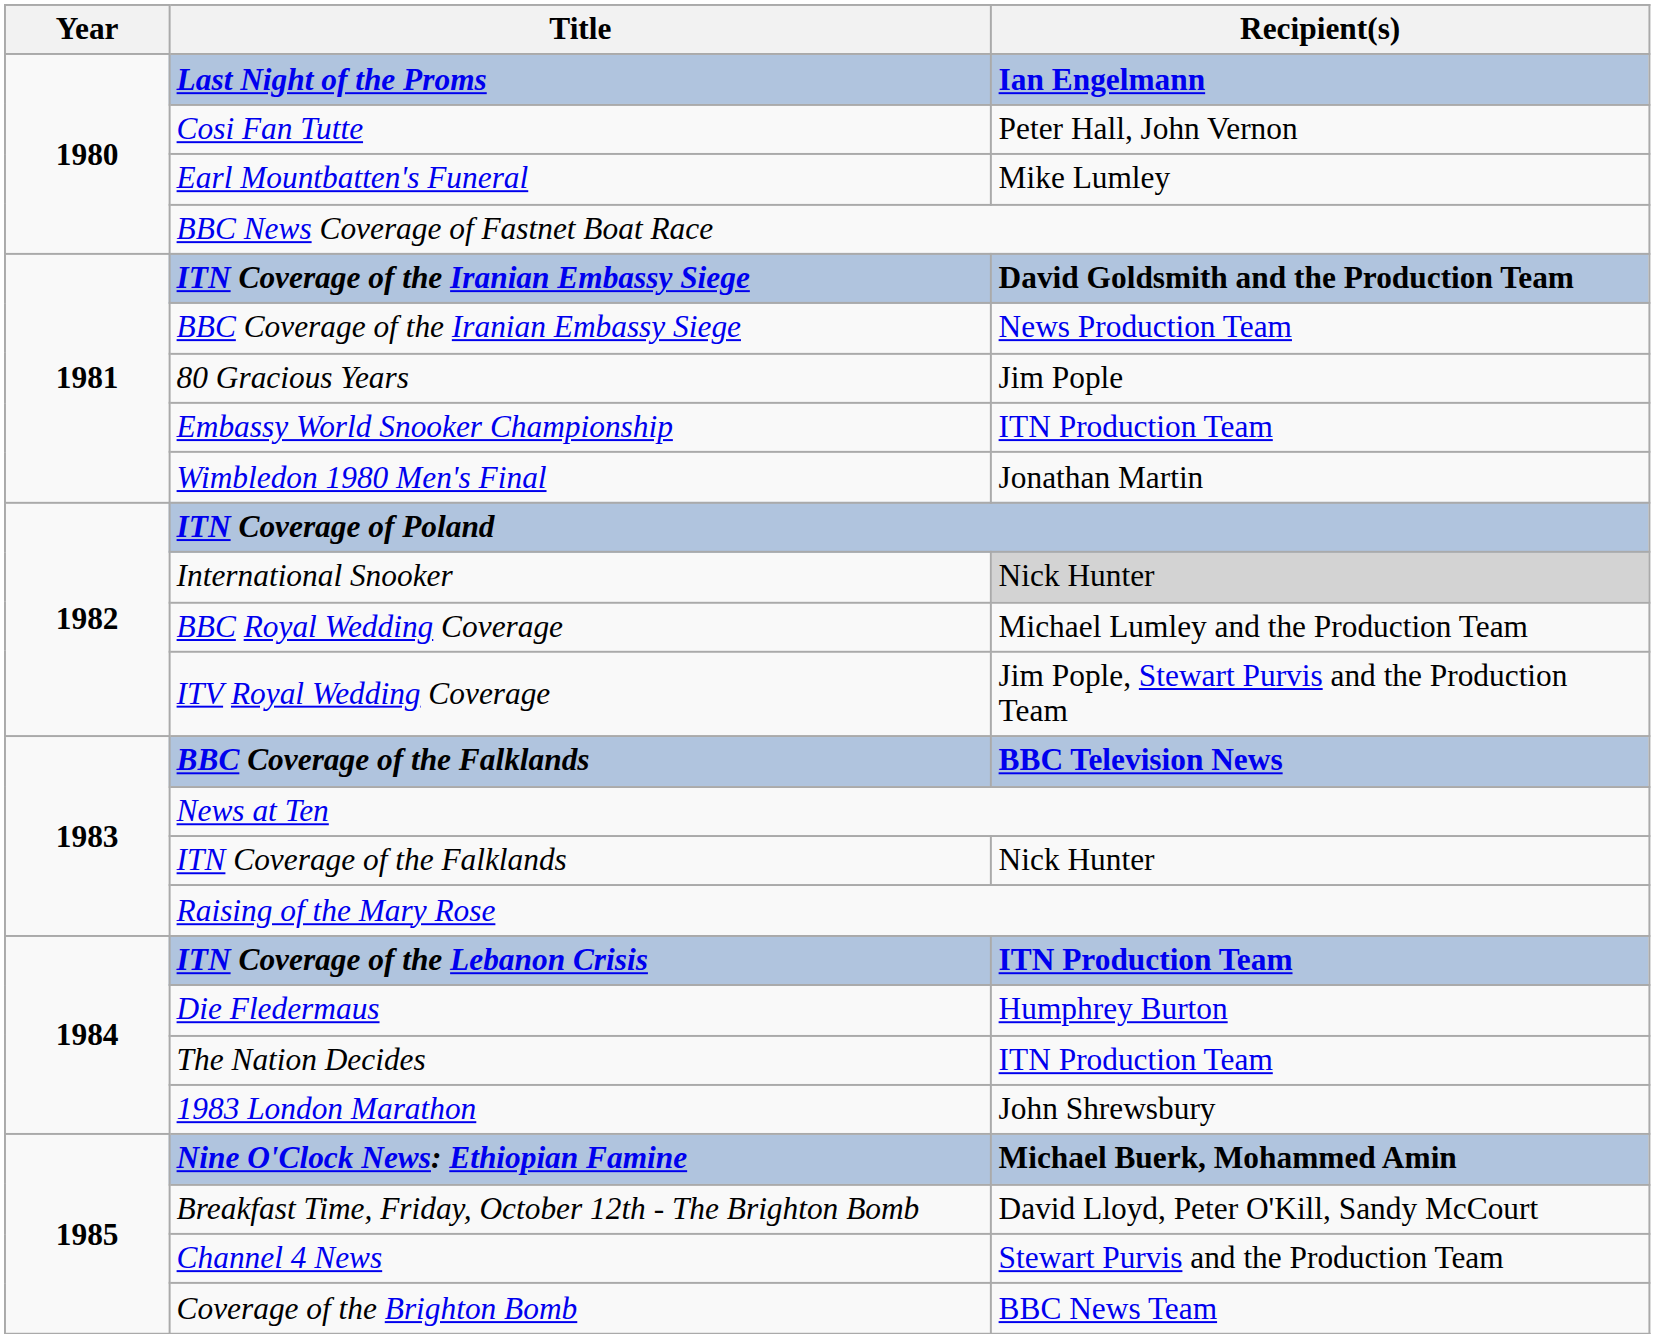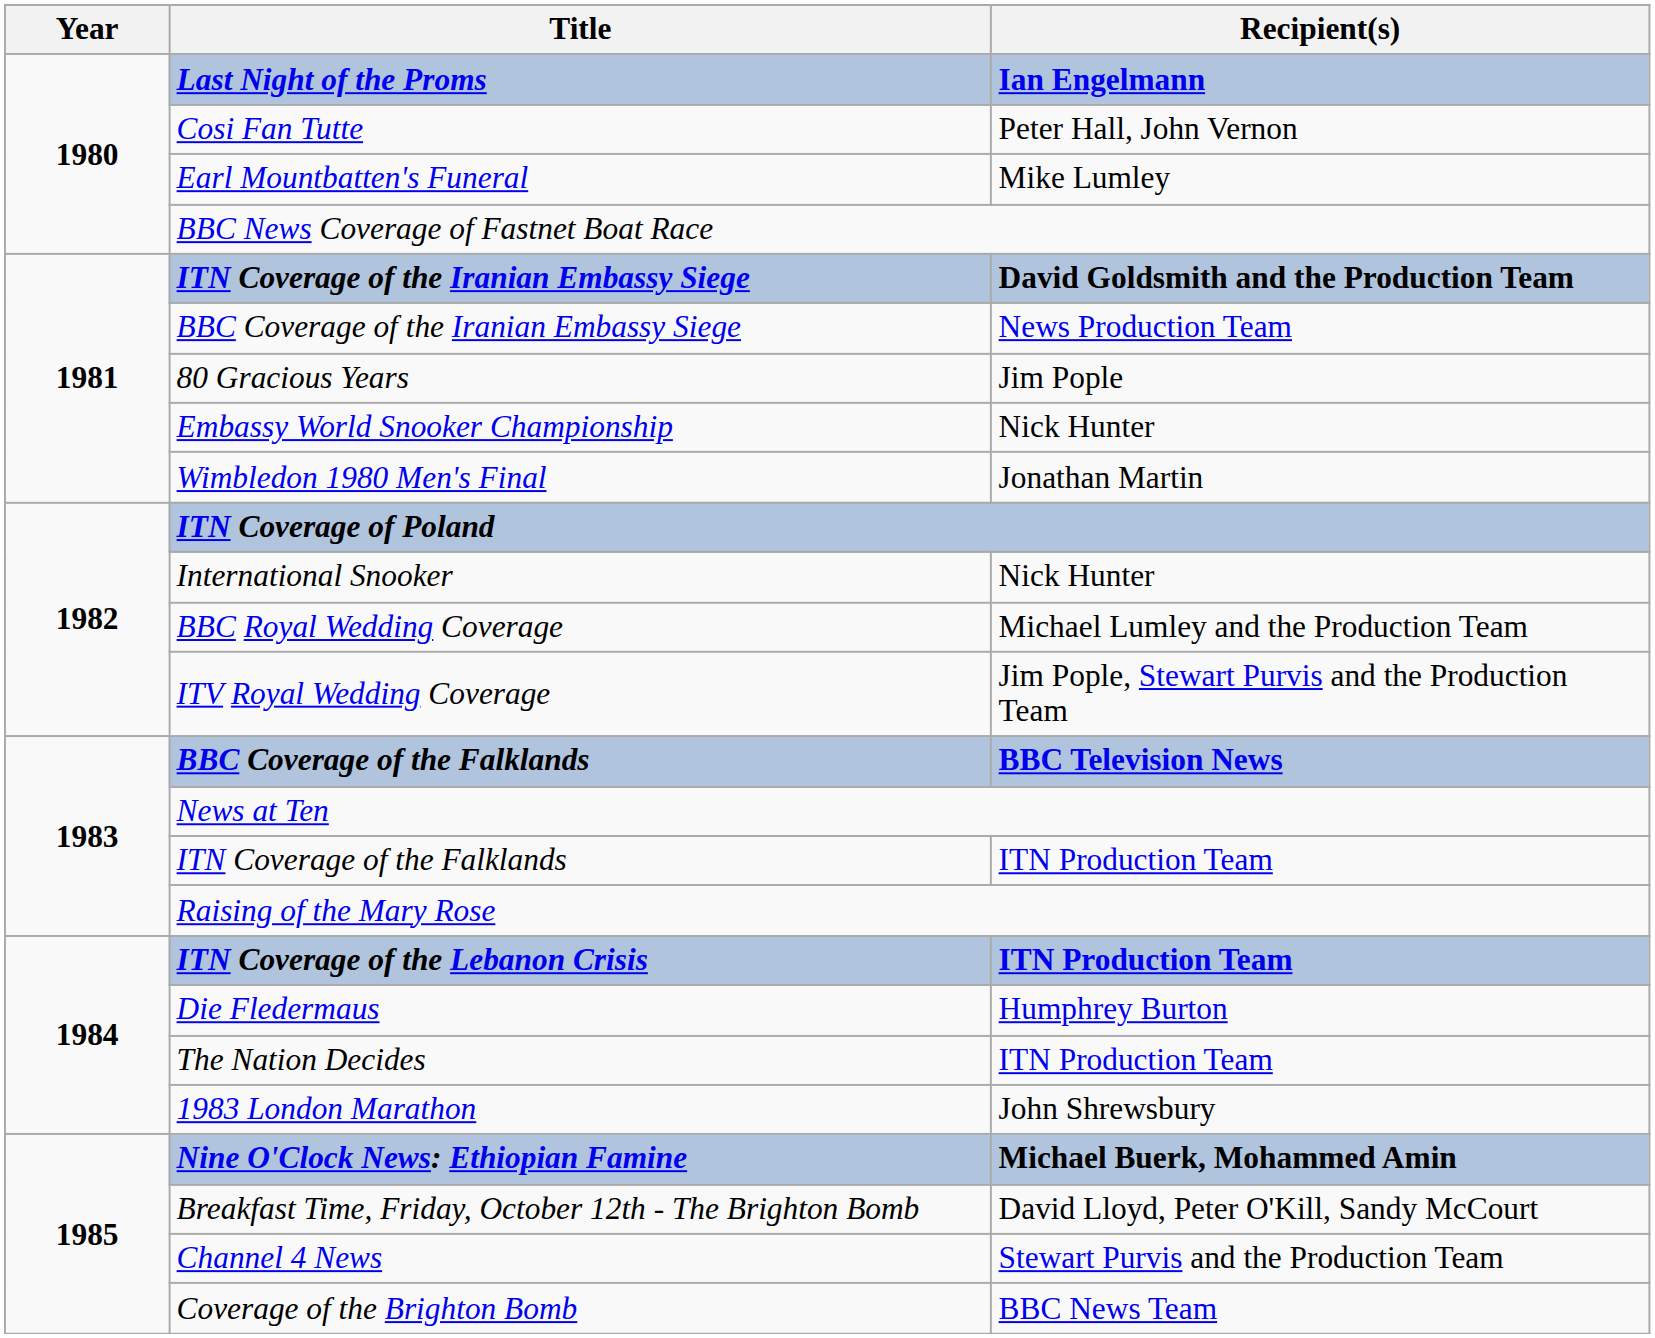(1136, 427) ITN Production Team -> (1077, 427) Nick Hunter
(1077, 576) lightgrey background -> (1077, 576) no background
(1077, 860) Nick Hunter -> (1136, 860) ITN Production Team
